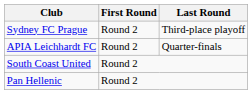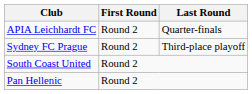rows swapped: (47, 30) <-> (51, 47)
